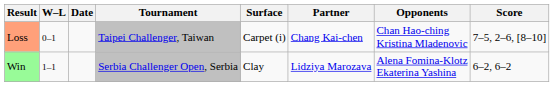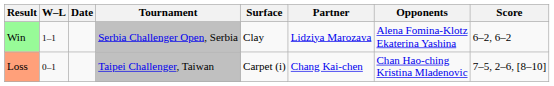rows swapped: (17, 36) <-> (16, 66)
